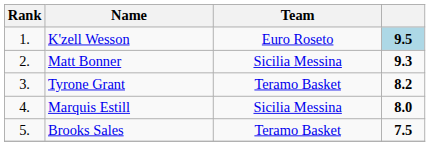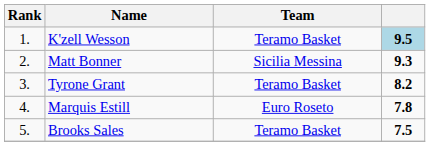(298, 38) Euro Roseto -> (298, 38) Teramo Basket
(298, 107) Sicilia Messina -> (298, 107) Euro Roseto
(403, 107) 8.0 -> (403, 107) 7.8
